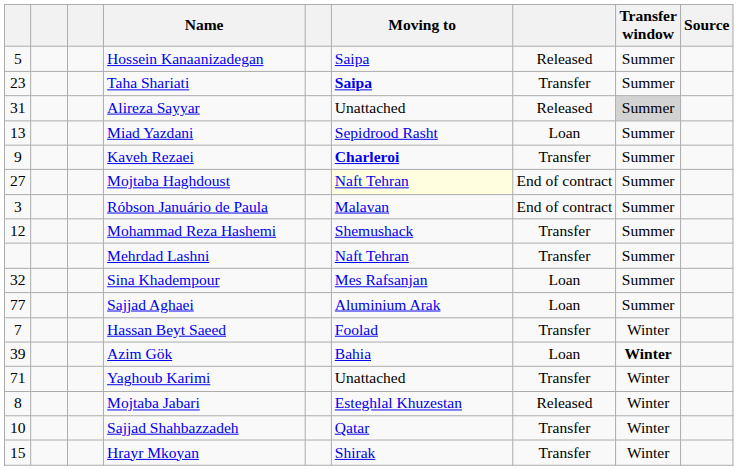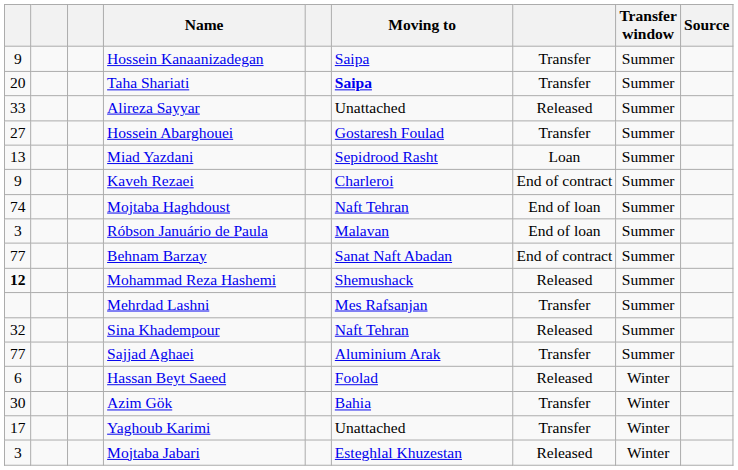(18, 58) 5 -> (18, 58) 9
(564, 58) Released -> (564, 58) Transfer
(18, 83) 23 -> (18, 83) 20
(18, 108) 31 -> (18, 108) 33
(648, 108) lightgrey background -> (648, 108) no background
+ row: (170, 132)
(367, 157) bold -> (364, 181) normal
(564, 157) Transfer -> (564, 181) End of contract
(18, 181) 27 -> (18, 206) 74
(372, 181) lightyellow background -> (372, 206) no background
(564, 181) End of contract -> (564, 206) End of loan
(564, 206) End of contract -> (564, 231) End of loan
+ row: (157, 255)
(18, 231) normal -> (18, 280) bold
(564, 231) Transfer -> (564, 280) Released
(372, 255) Naft Tehran -> (381, 305) Mes Rafsanjan
(381, 280) Mes Rafsanjan -> (372, 329) Naft Tehran
(564, 280) Loan -> (564, 329) Released
(564, 305) Loan -> (564, 354) Transfer
(18, 329) 7 -> (18, 378) 6
(564, 329) Transfer -> (564, 378) Released
(18, 354) 39 -> (18, 403) 30
(564, 354) Loan -> (564, 403) Transfer
(648, 354) bold -> (648, 403) normal
(18, 378) 71 -> (18, 428) 17
(18, 403) 8 -> (18, 452) 3
- row: (173, 428)
- row: (153, 452)
